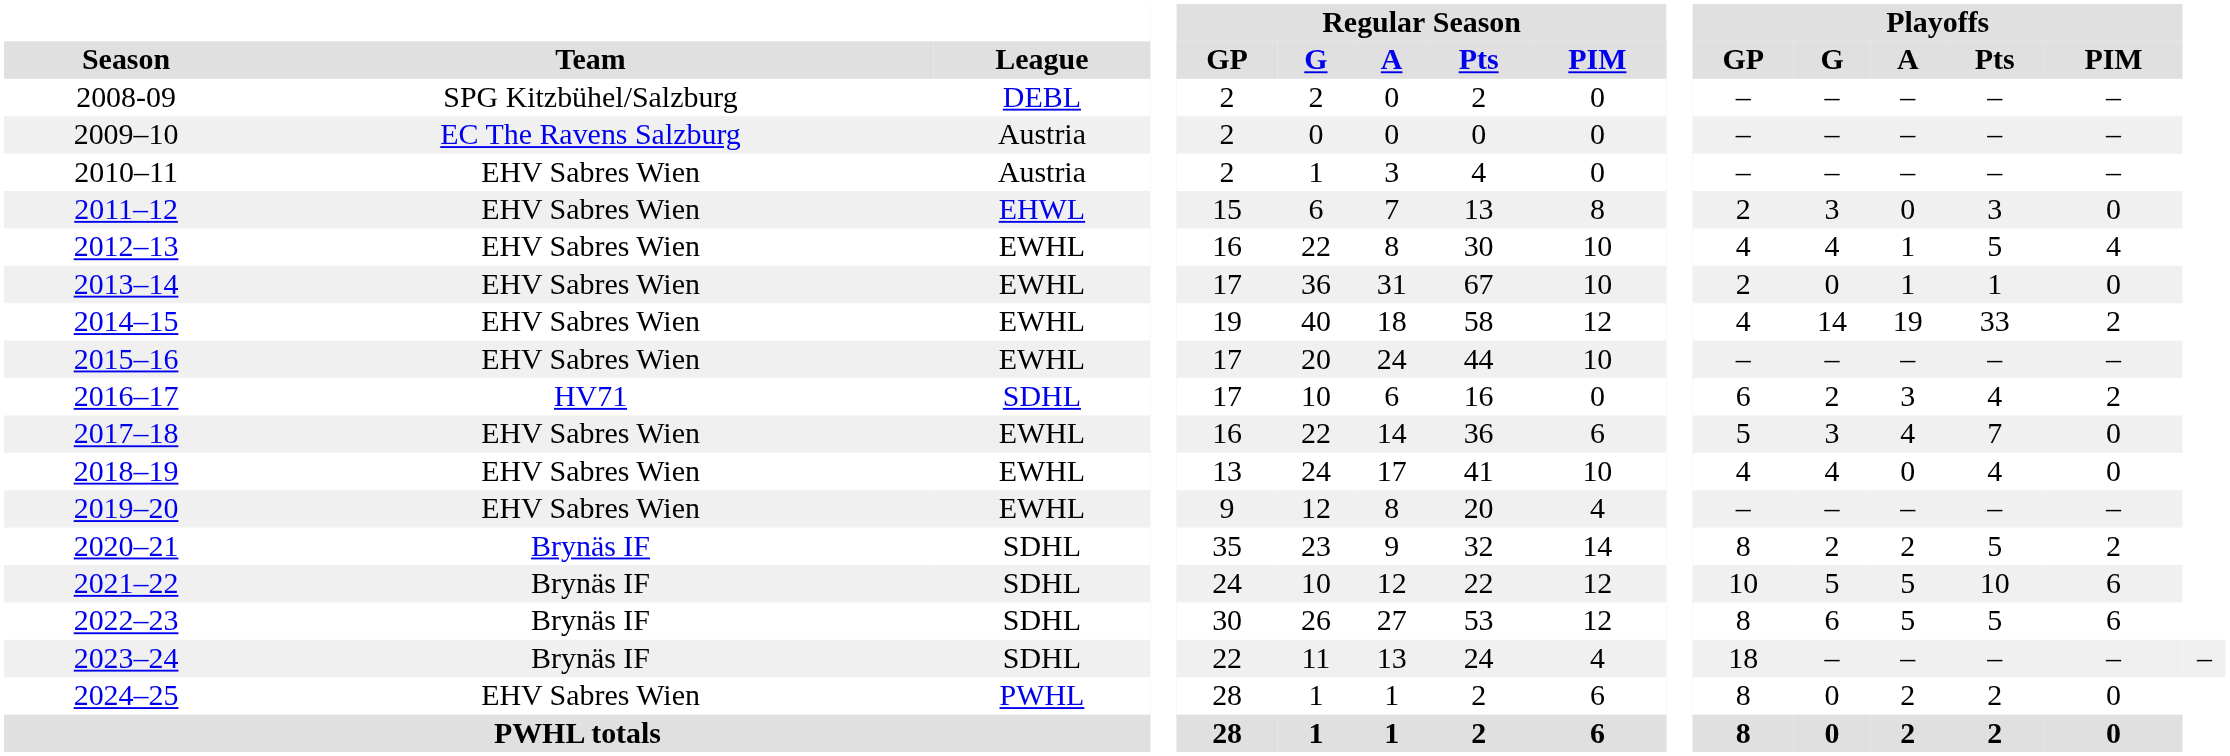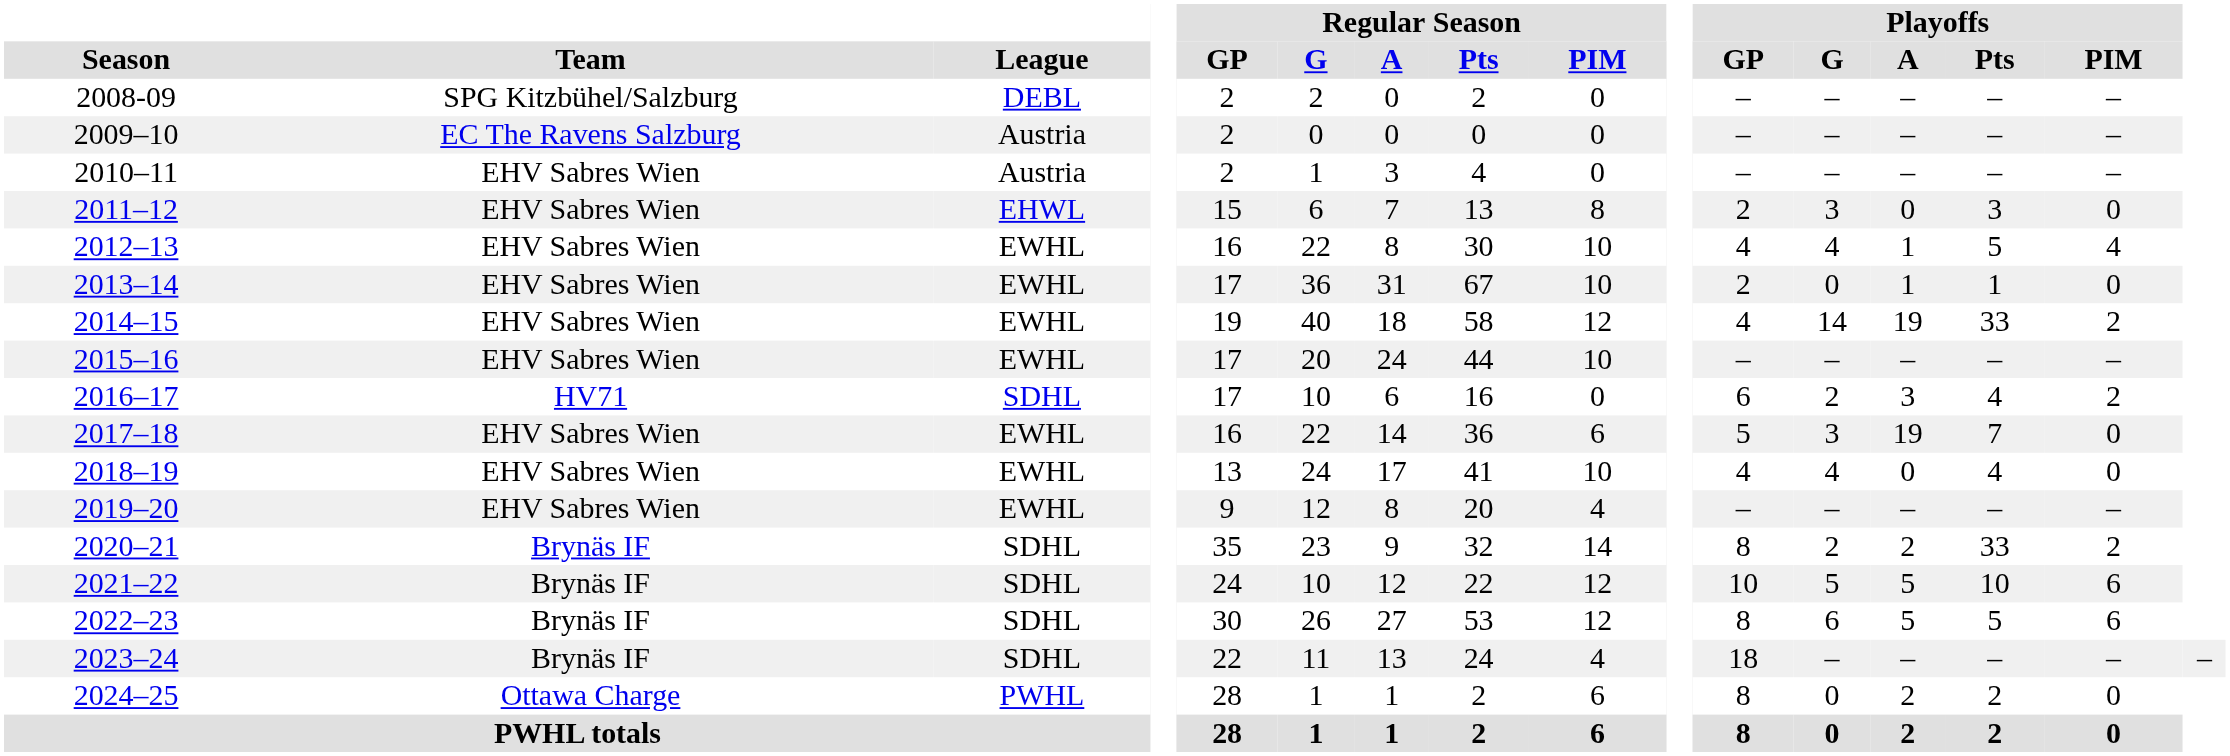(1908, 433) 4 -> (1908, 433) 19
(1995, 545) 5 -> (1995, 545) 33
(591, 695) EHV Sabres Wien -> (591, 695) Ottawa Charge
